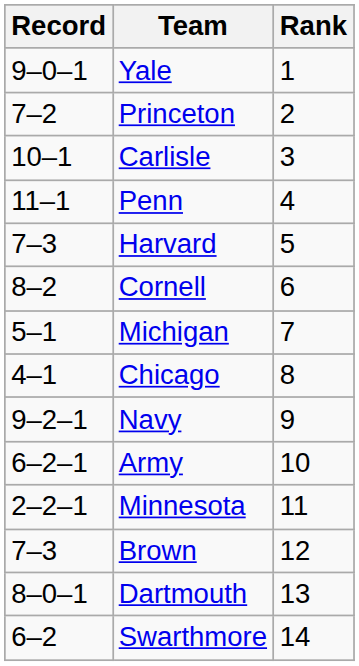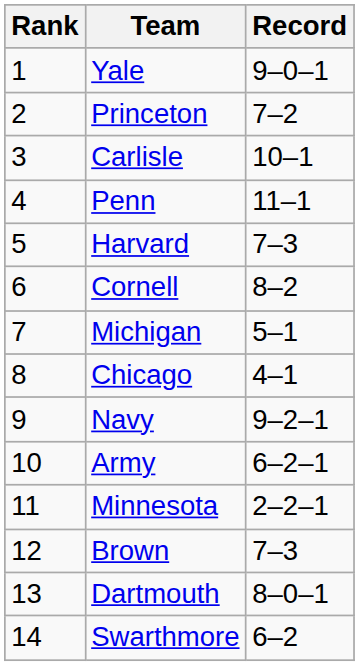columns swapped: (313, 26) <-> (59, 26)
